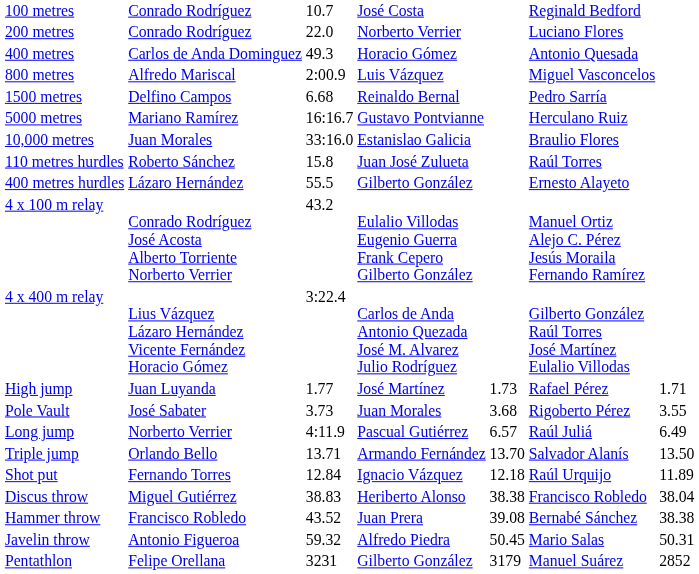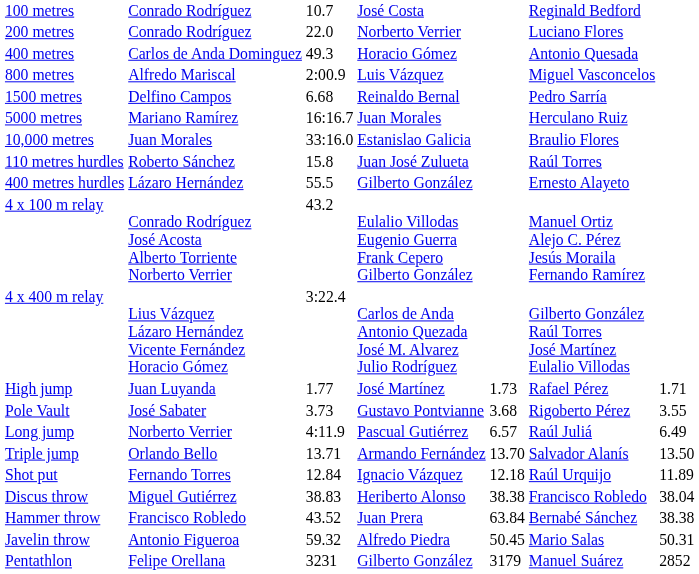(421, 118) Gustavo Pontvianne -> (399, 118) Juan Morales
(399, 410) Juan Morales -> (421, 410) Gustavo Pontvianne
(507, 518) 39.08 -> (507, 518) 63.84
